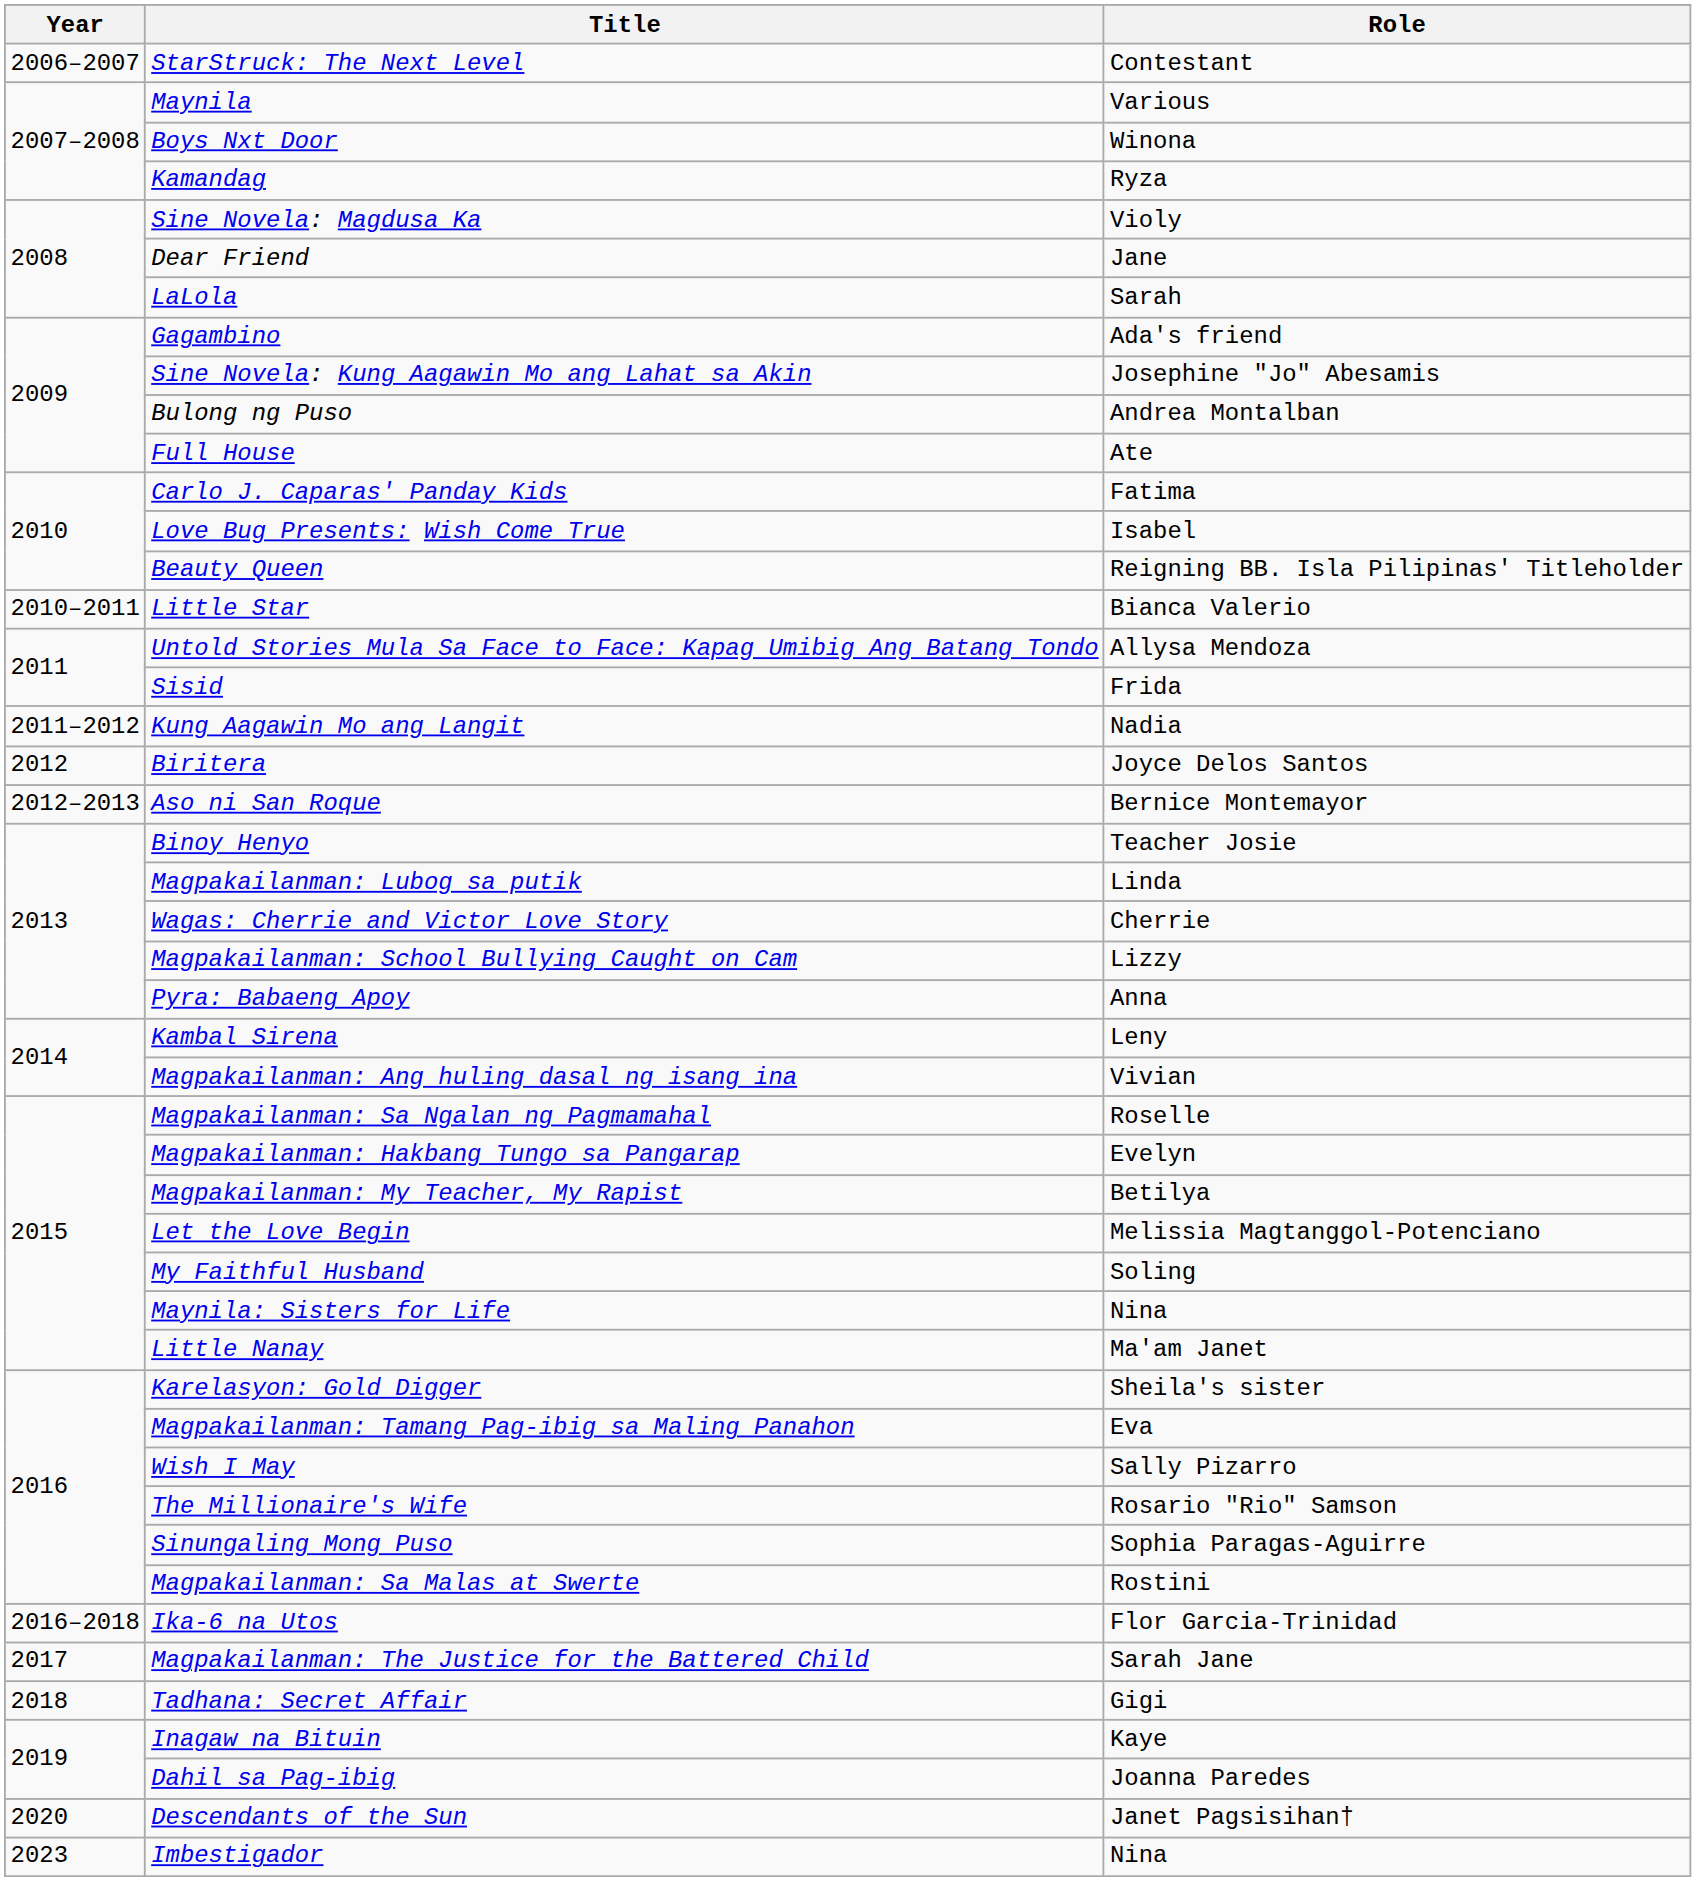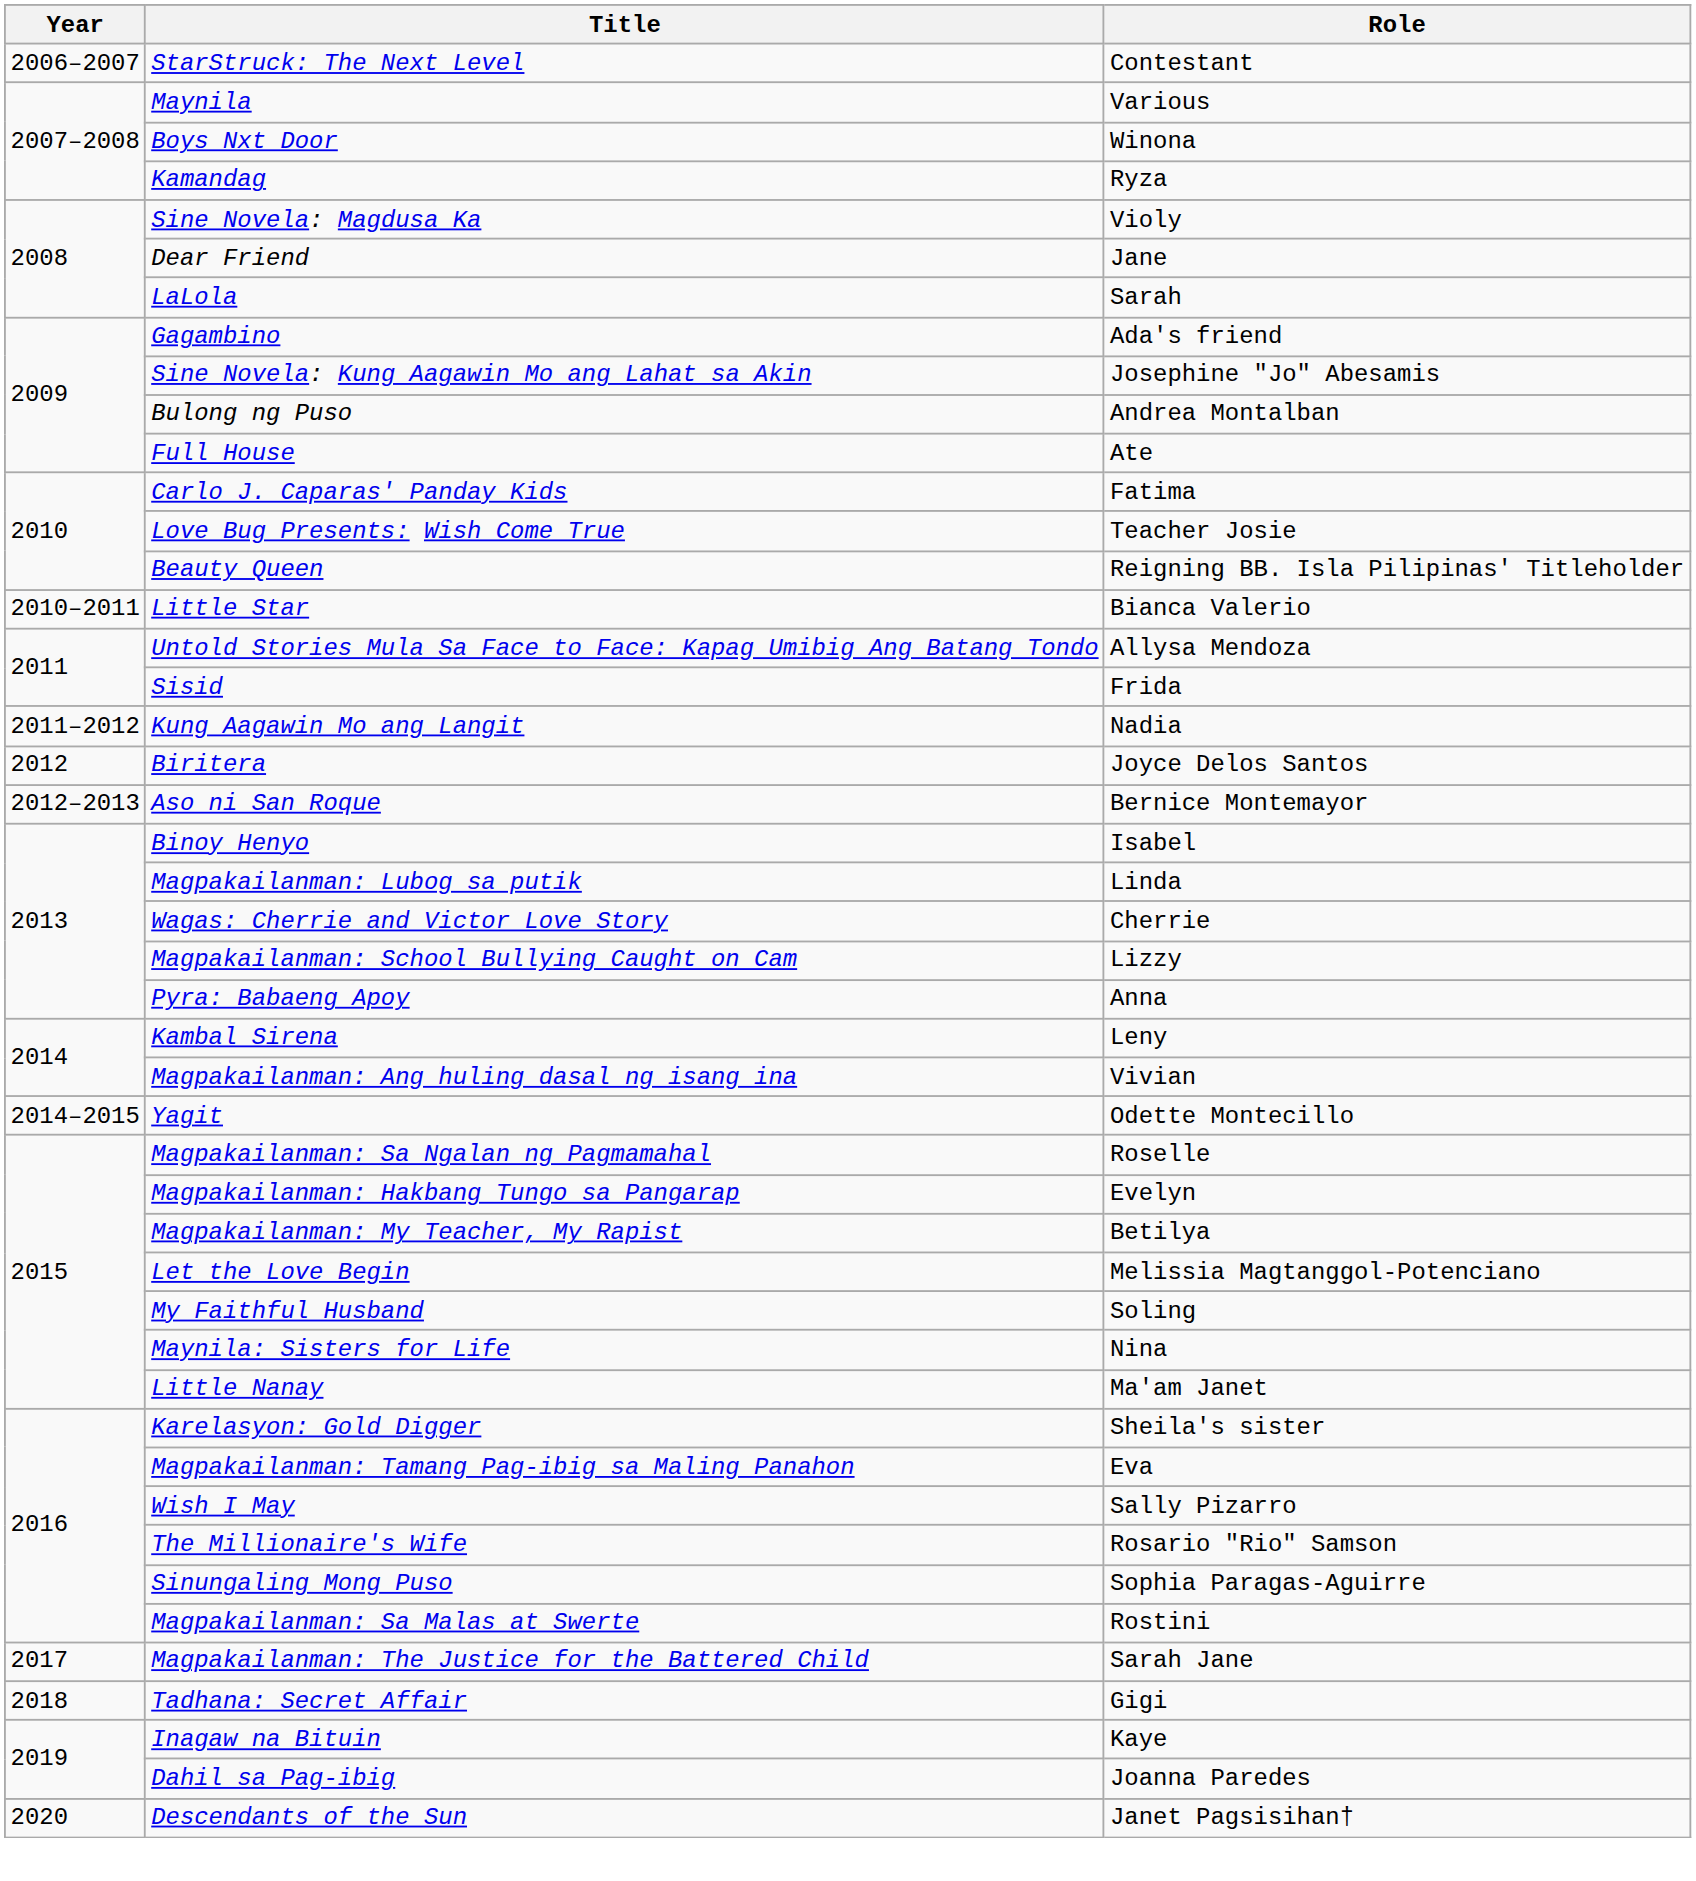(1153, 531) Isabel -> (1203, 531) Teacher Josie
(1203, 843) Teacher Josie -> (1153, 843) Isabel
+ row: (187, 1116)
- row: (245, 1623)
- row: (237, 1857)
